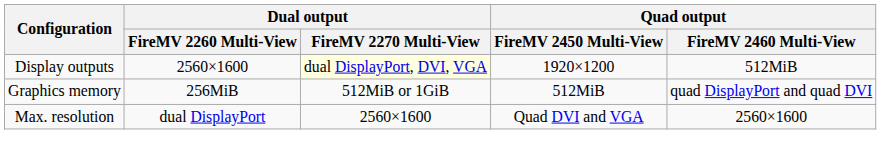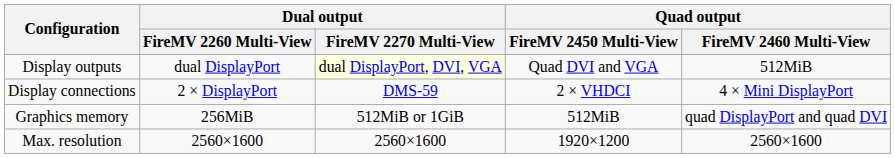(212, 66) 2560×1600 -> (227, 66) dual DisplayPort
(579, 66) 1920×1200 -> (593, 66) Quad DVI and VGA
+ row: (72, 91)
(212, 116) dual DisplayPort -> (227, 141) 2560×1600
(579, 116) Quad DVI and VGA -> (593, 141) 1920×1200
